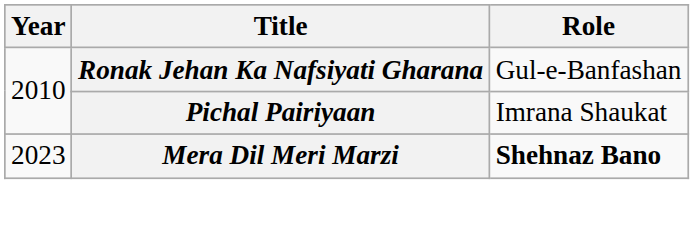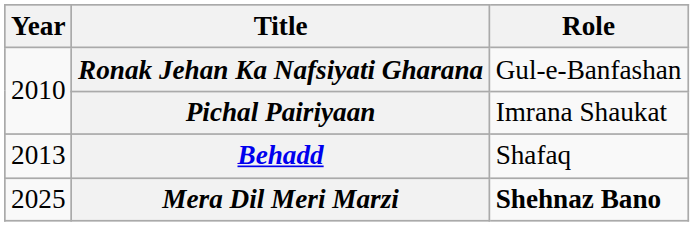+ row: (281, 155)
(38, 155) 2023 -> (38, 198) 2025
